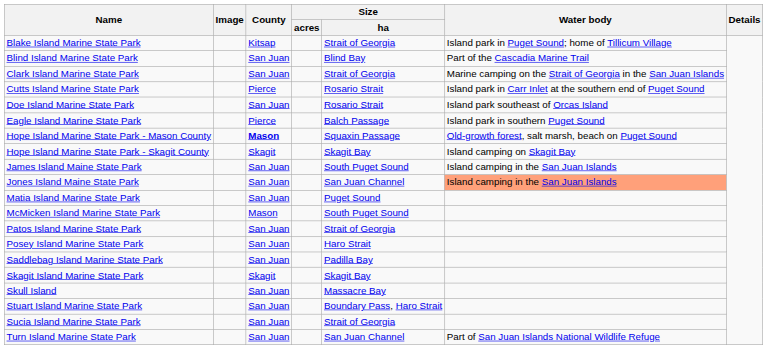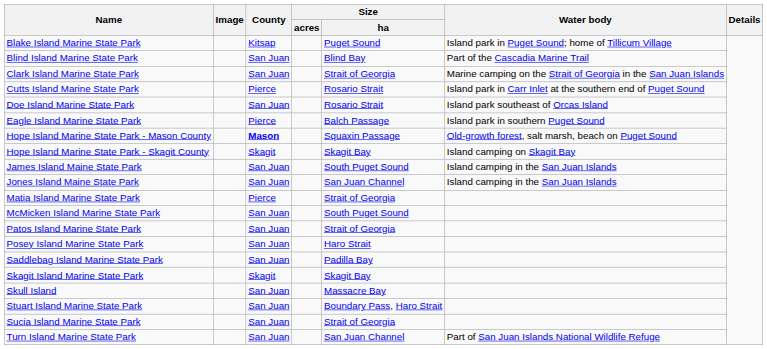(360, 43) Strait of Georgia -> (352, 43) Puget Sound
(532, 182) lightsalmon background -> (532, 182) no background
(269, 197) San Juan -> (262, 197) Pierce
(352, 197) Puget Sound -> (360, 197) Strait of Georgia
(263, 213) Mason -> (269, 213) San Juan
